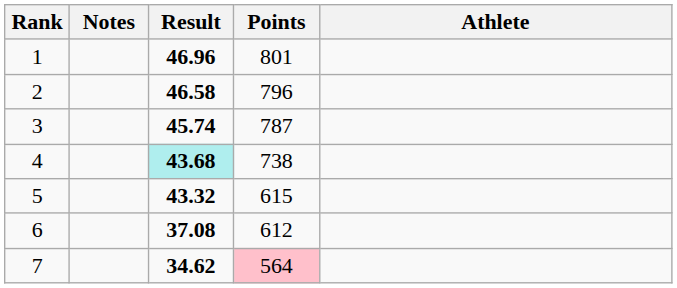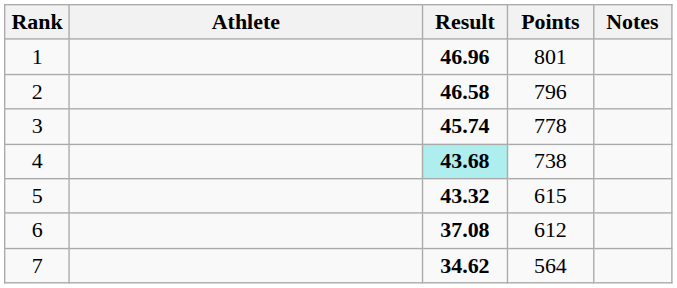columns swapped: (495, 21) <-> (109, 21)
(276, 126) 787 -> (550, 126) 778
(276, 265) pink background -> (550, 265) no background
